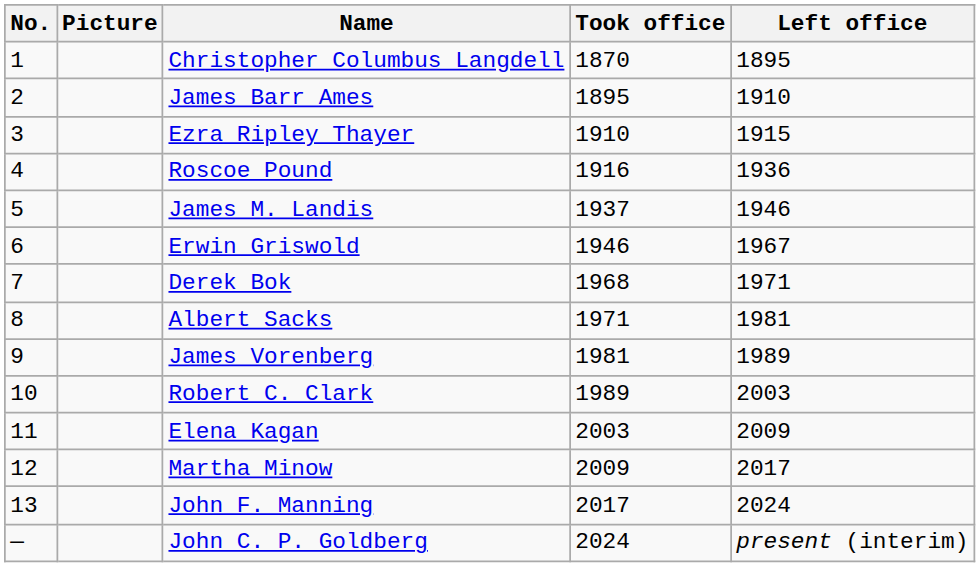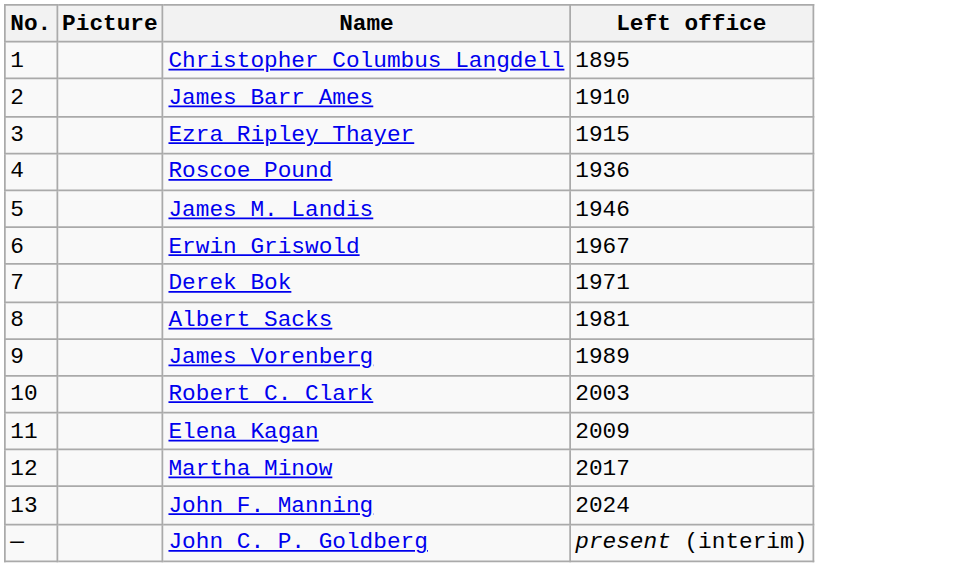- column: (650, 23)
